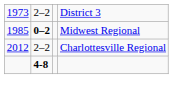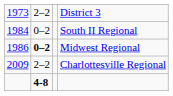+ row: (99, 30)
(18, 30) 1985 -> (18, 47) 1986
(18, 47) 2012 -> (18, 64) 2009
